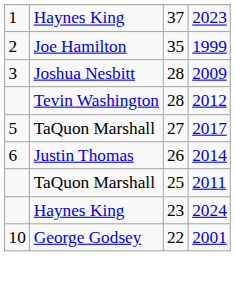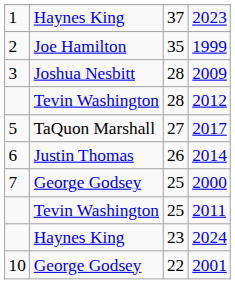+ row: (209, 182)
(94, 182) TaQuon Marshall -> (96, 210) Tevin Washington
